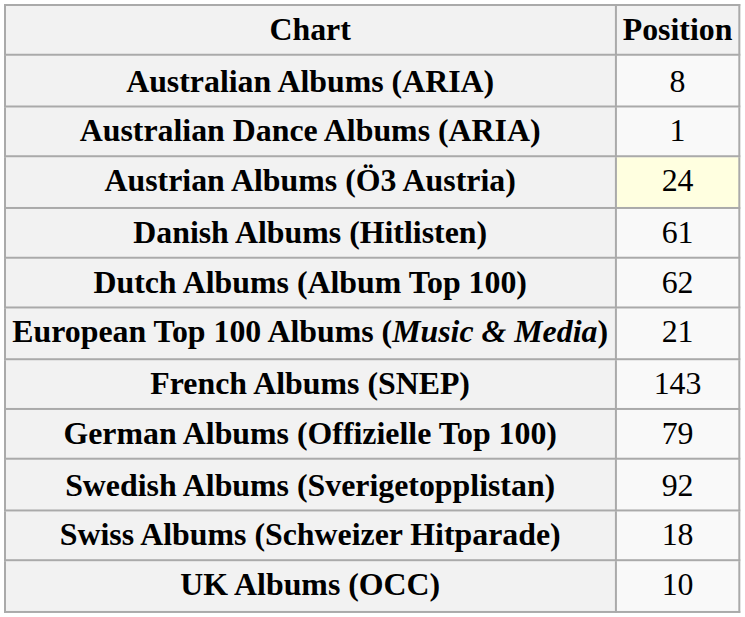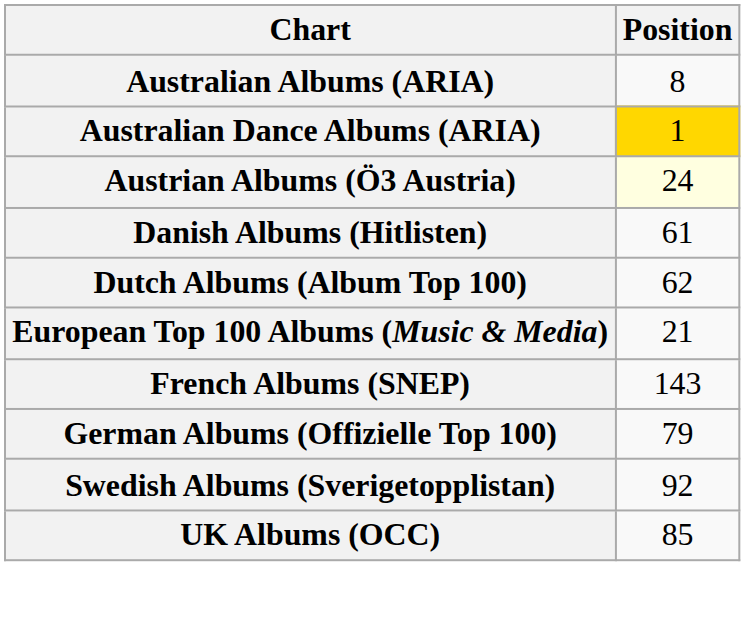(678, 130) no background -> (678, 130) gold background
- row: (310, 534)
(678, 585) 10 -> (678, 534) 85
